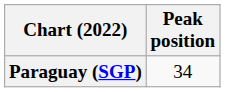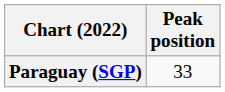(183, 71) 34 -> (183, 71) 33
